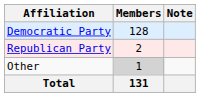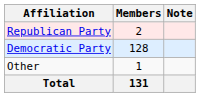rows swapped: (59, 31) <-> (59, 48)
(139, 66) lightgrey background -> (139, 66) no background
